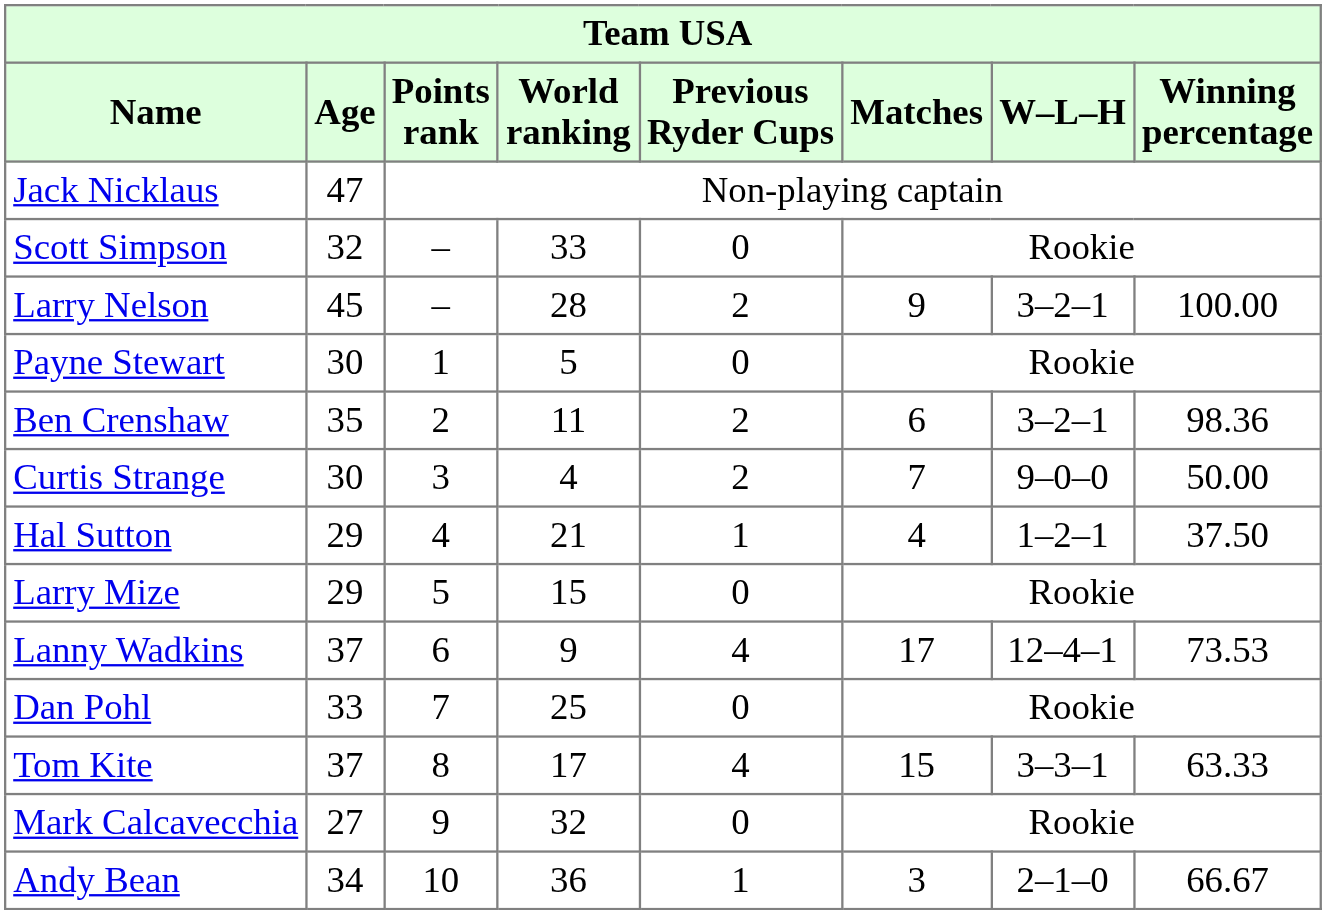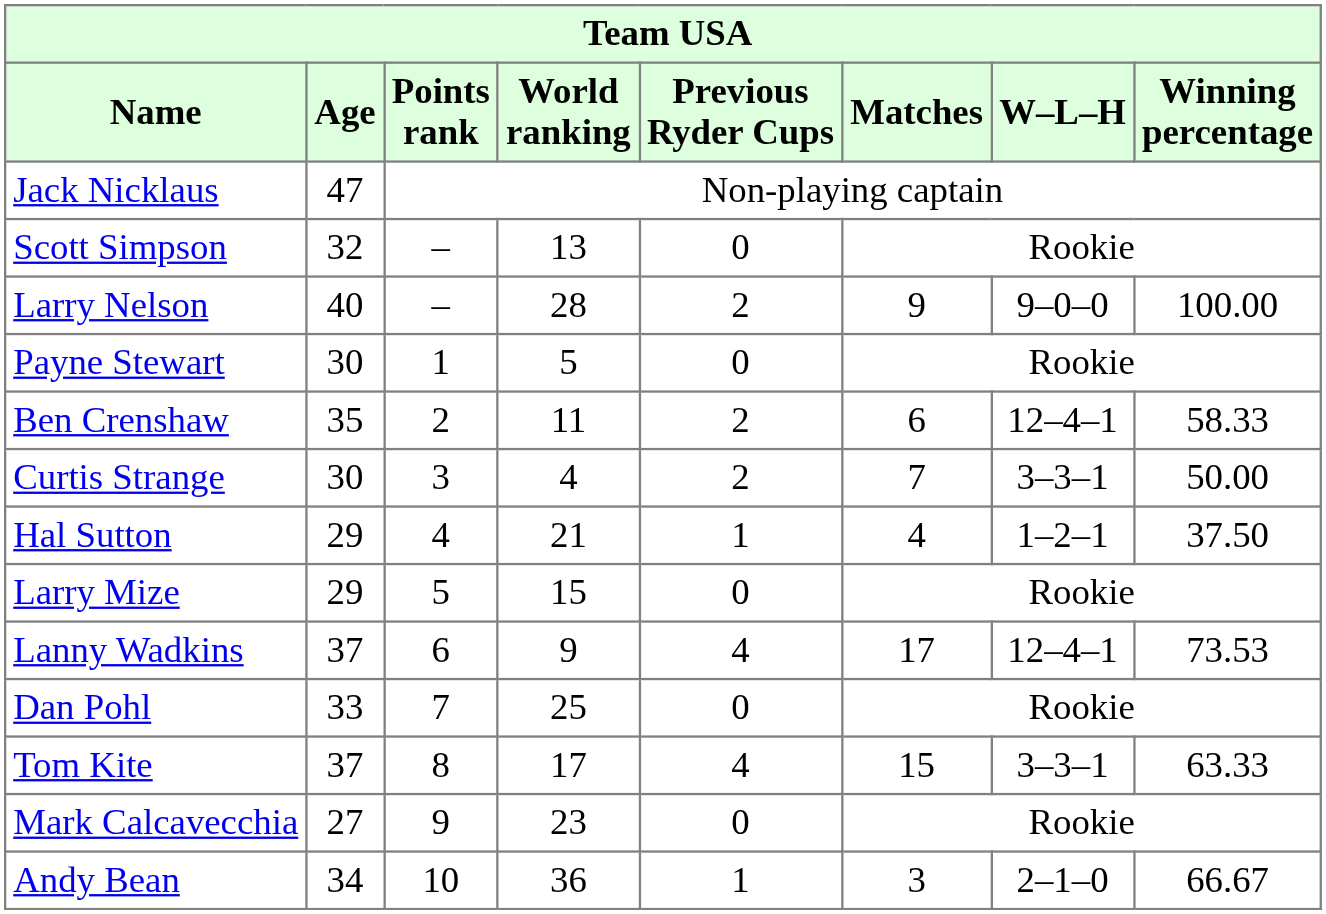(568, 247) 33 -> (568, 247) 13
(345, 304) 45 -> (345, 304) 40
(1063, 304) 3–2–1 -> (1063, 304) 9–0–0
(1063, 419) 3–2–1 -> (1063, 419) 12–4–1
(1228, 419) 98.36 -> (1228, 419) 58.33
(1063, 477) 9–0–0 -> (1063, 477) 3–3–1
(568, 822) 32 -> (568, 822) 23
